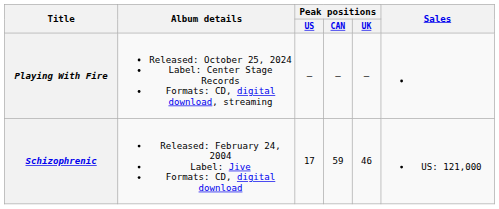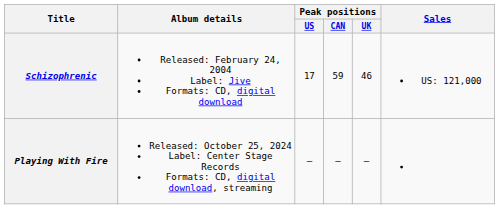rows swapped: (61, 161) <-> (61, 76)
